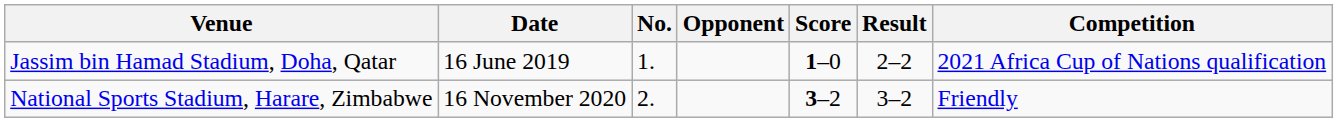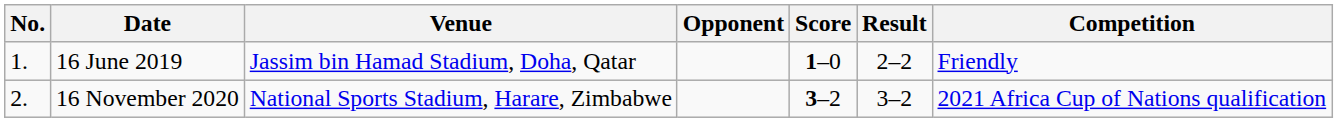columns swapped: (654, 23) <-> (221, 23)
(1132, 60) 2021 Africa Cup of Nations qualification -> (978, 60) Friendly
(978, 98) Friendly -> (1132, 98) 2021 Africa Cup of Nations qualification
